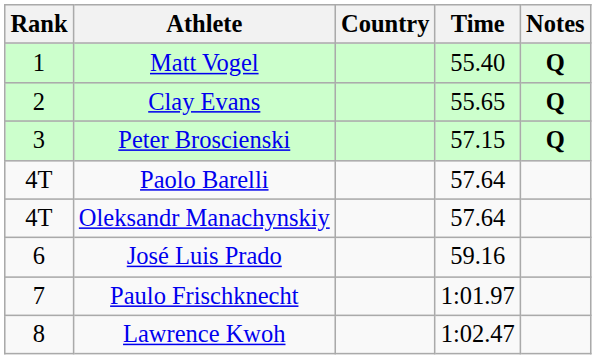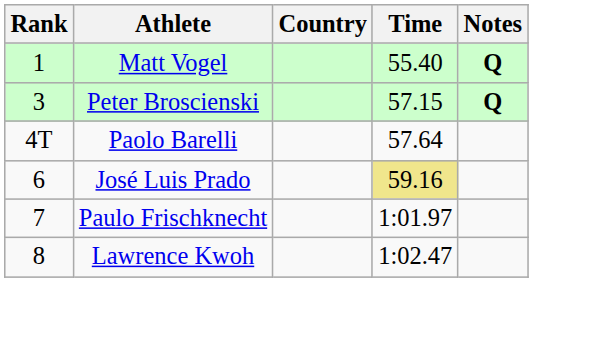- row: (204, 101)
- row: (204, 218)
(478, 256) no background -> (415, 179) khaki background
